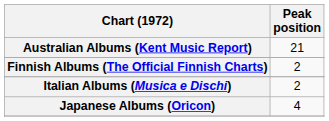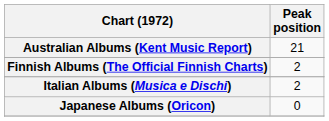(297, 106) 4 -> (297, 106) 0
